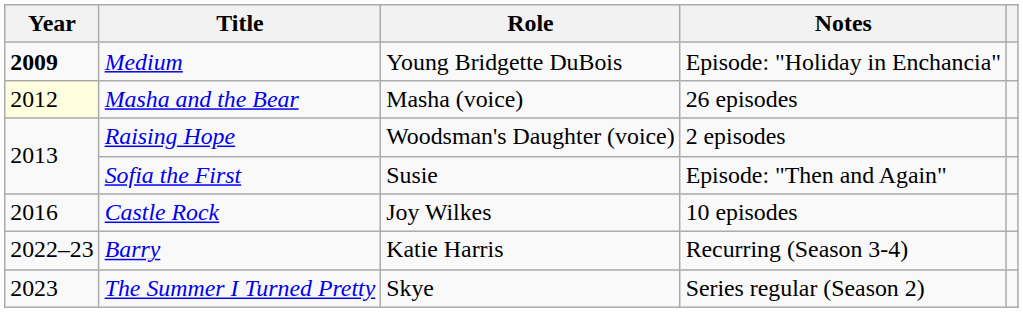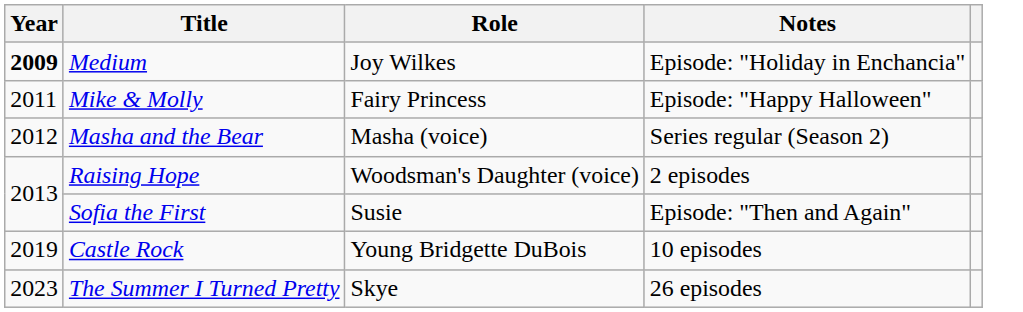(504, 61) Young Bridgette DuBois -> (403, 61) Joy Wilkes
+ row: (136, 99)
(34, 99) lightyellow background -> (34, 136) no background
(742, 99) 26 episodes -> (769, 136) Series regular (Season 2)
(34, 212) 2016 -> (34, 250) 2019
(439, 212) Joy Wilkes -> (468, 250) Young Bridgette DuBois
- row: (132, 250)
(805, 288) Series regular (Season 2) -> (706, 288) 26 episodes
